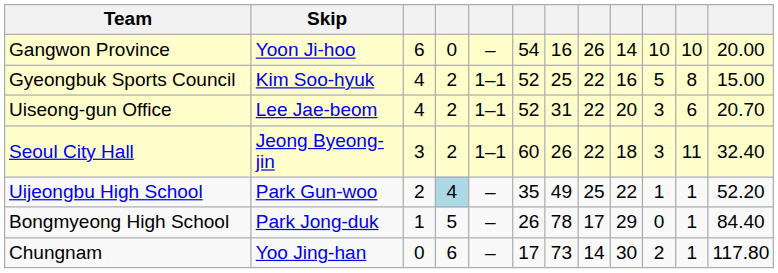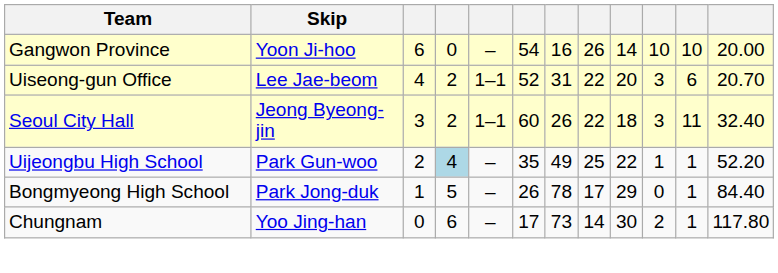- row: (122, 79)
